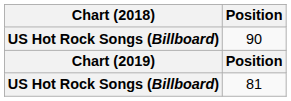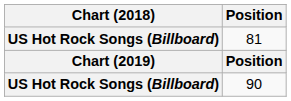rows swapped: (254, 84) <-> (254, 38)
